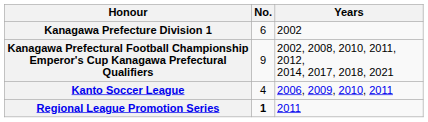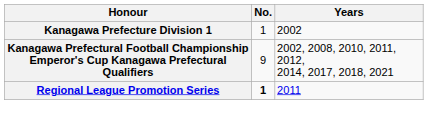(263, 30) 6 -> (263, 30) 1
- row: (128, 90)
